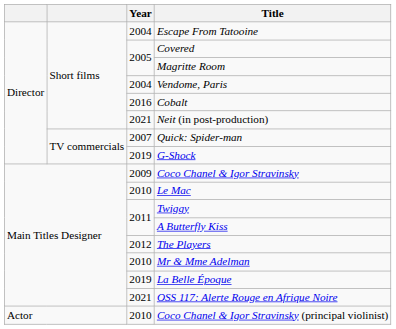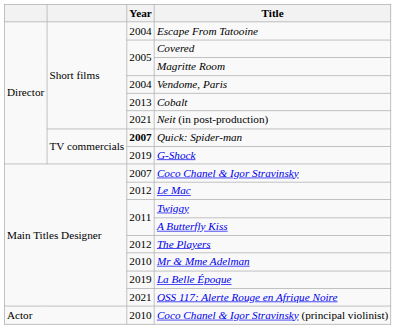(141, 102) 2016 -> (141, 102) 2013
(141, 137) normal -> (141, 137) bold
(141, 173) 2009 -> (141, 173) 2007
(141, 191) 2010 -> (141, 191) 2012
